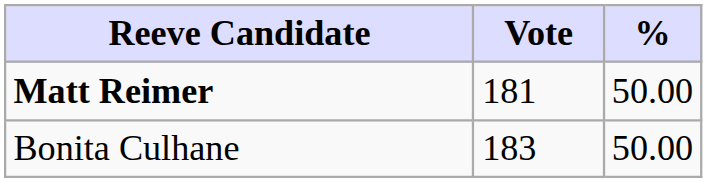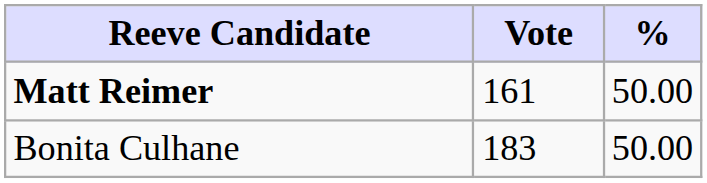(509, 90) 181 -> (509, 90) 161
